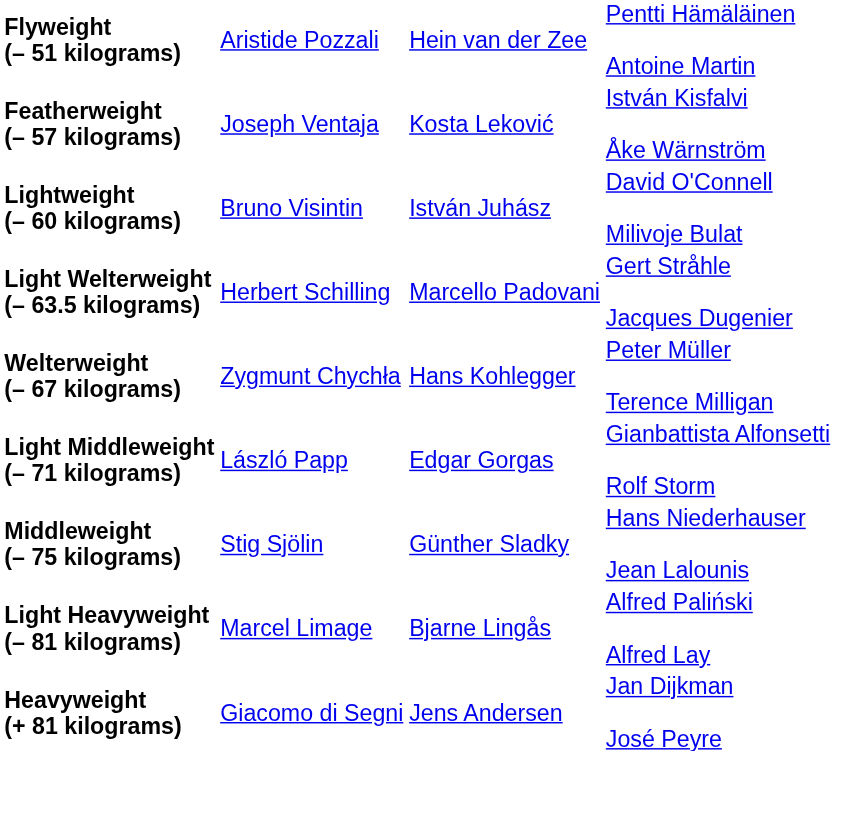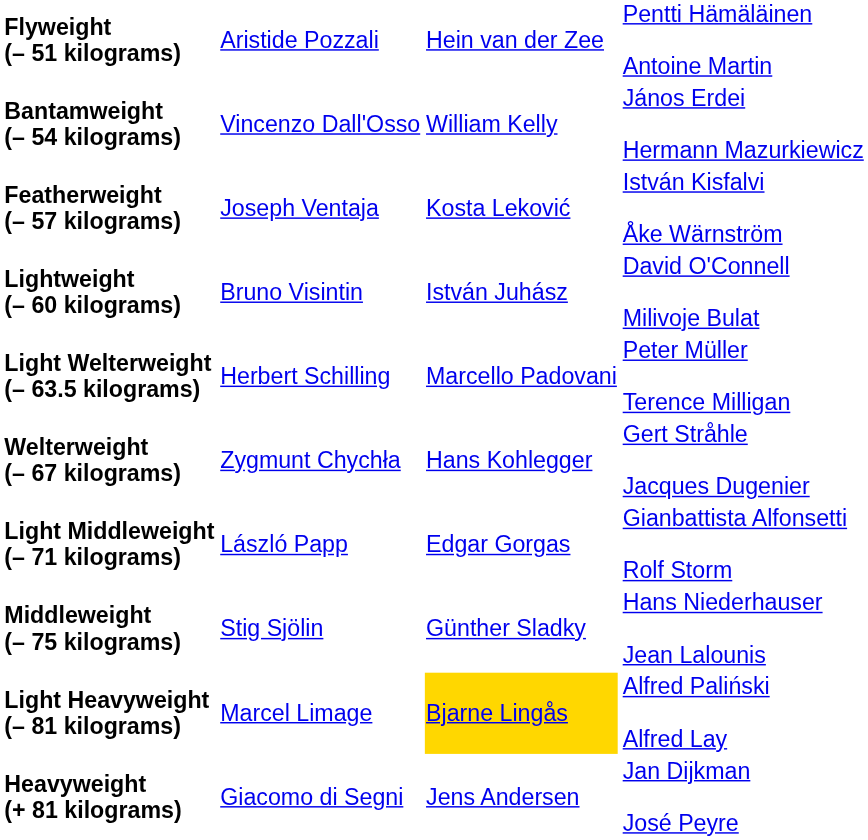+ row: (93, 124)
(699, 292) Gert Stråhle Jacques Dugenier -> (707, 376) Peter Müller Terence Milligan
(690, 376) Peter Müller Terence Milligan -> (716, 460) Gert Stråhle Jacques Dugenier
(480, 628) no background -> (497, 713) gold background
